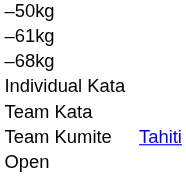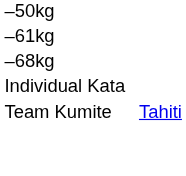- row: (48, 111)
- row: (27, 162)
